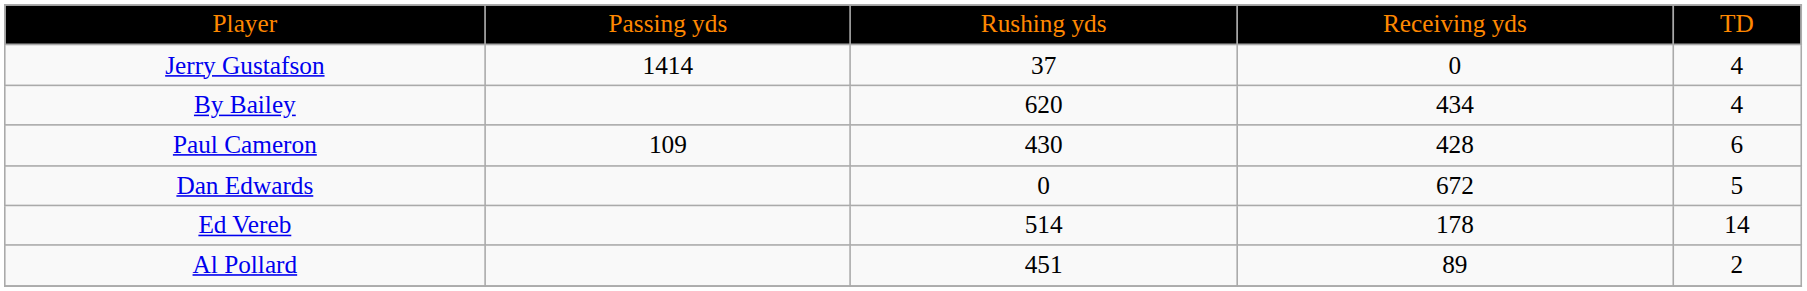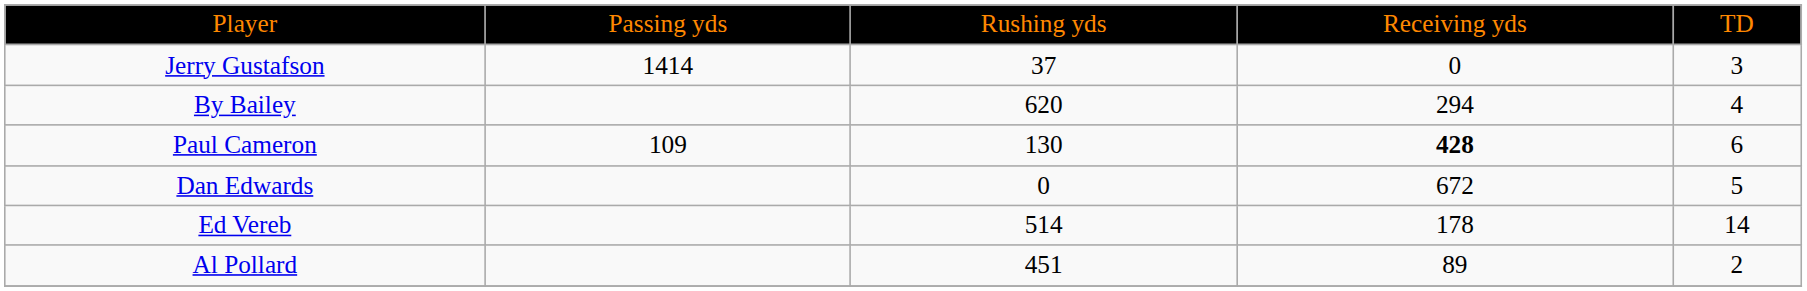(1737, 64) 4 -> (1737, 64) 3
(1455, 104) 434 -> (1455, 104) 294
(1044, 144) 430 -> (1044, 144) 130
(1455, 144) normal -> (1455, 144) bold
